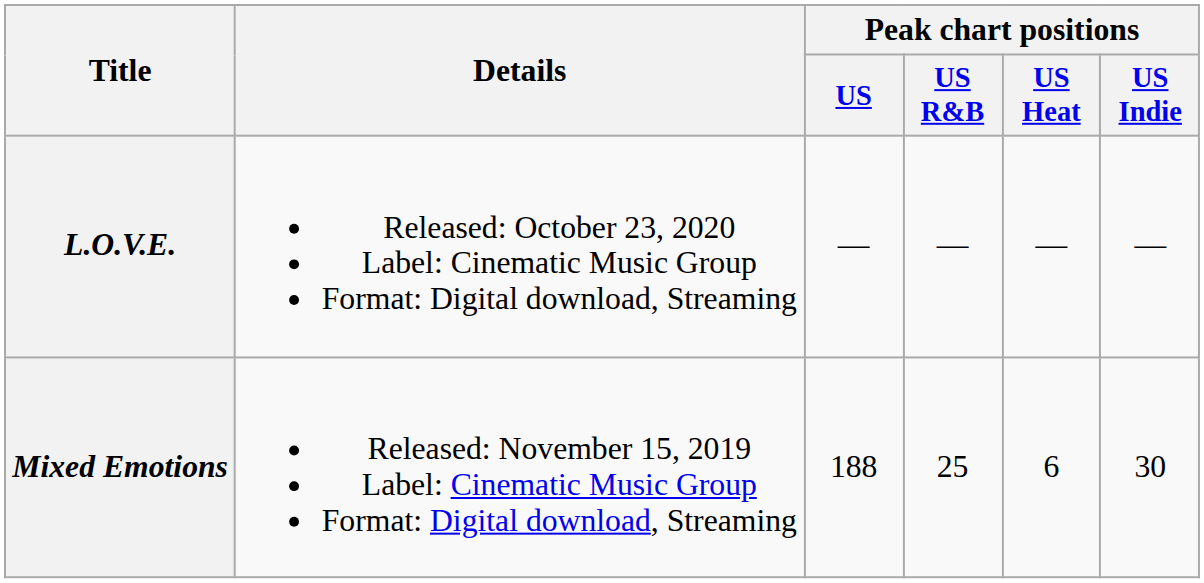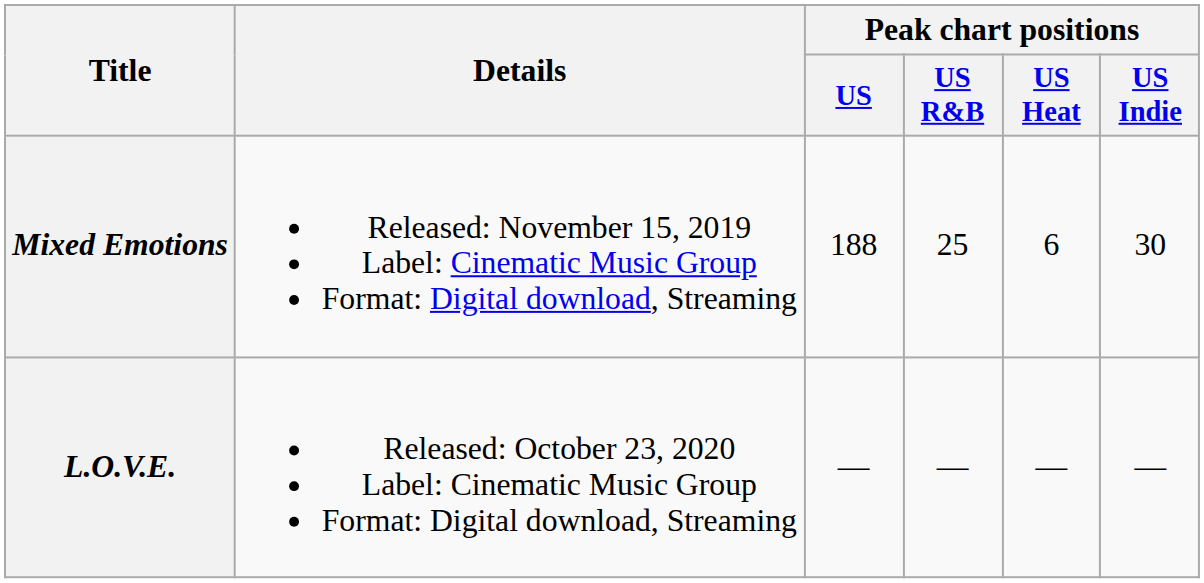rows swapped: (120, 466) <-> (120, 245)
